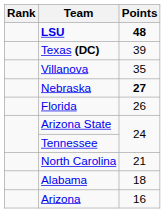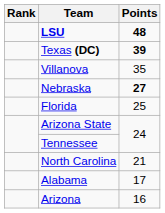(140, 50) normal -> (140, 50) bold
(140, 106) 26 -> (140, 106) 25
(140, 180) 18 -> (140, 180) 17
